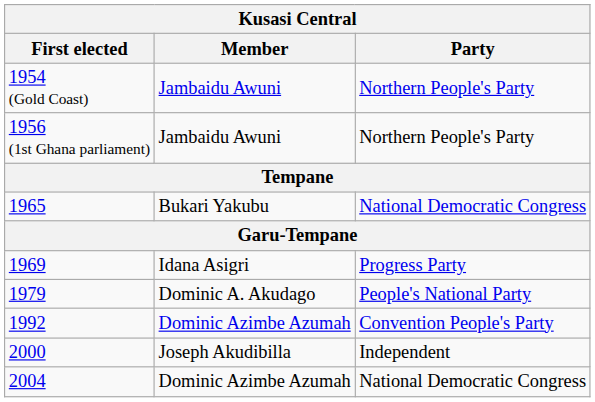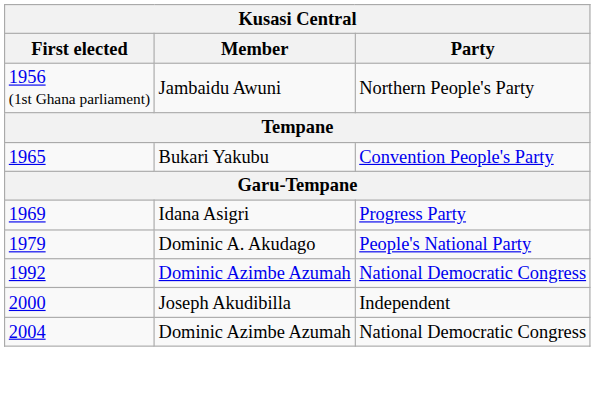- row: (49, 87)
(473, 206) National Democratic Congress -> (456, 156) Convention People's Party
(456, 323) Convention People's Party -> (473, 273) National Democratic Congress
